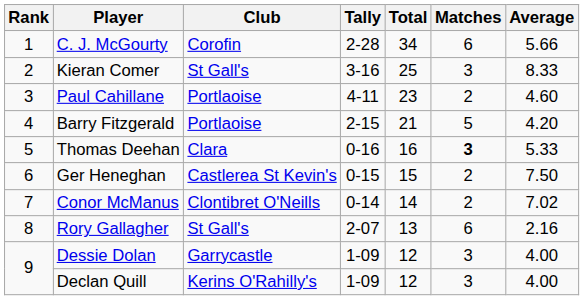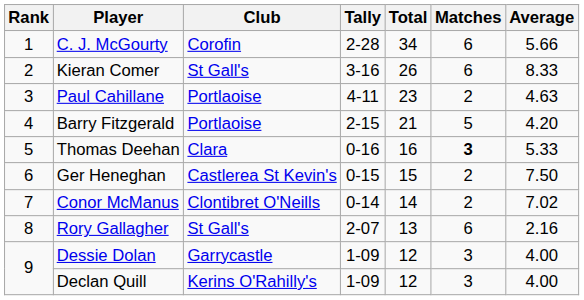(408, 70) 25 -> (408, 70) 26
(468, 70) 3 -> (468, 70) 6
(542, 96) 4.60 -> (542, 96) 4.63
